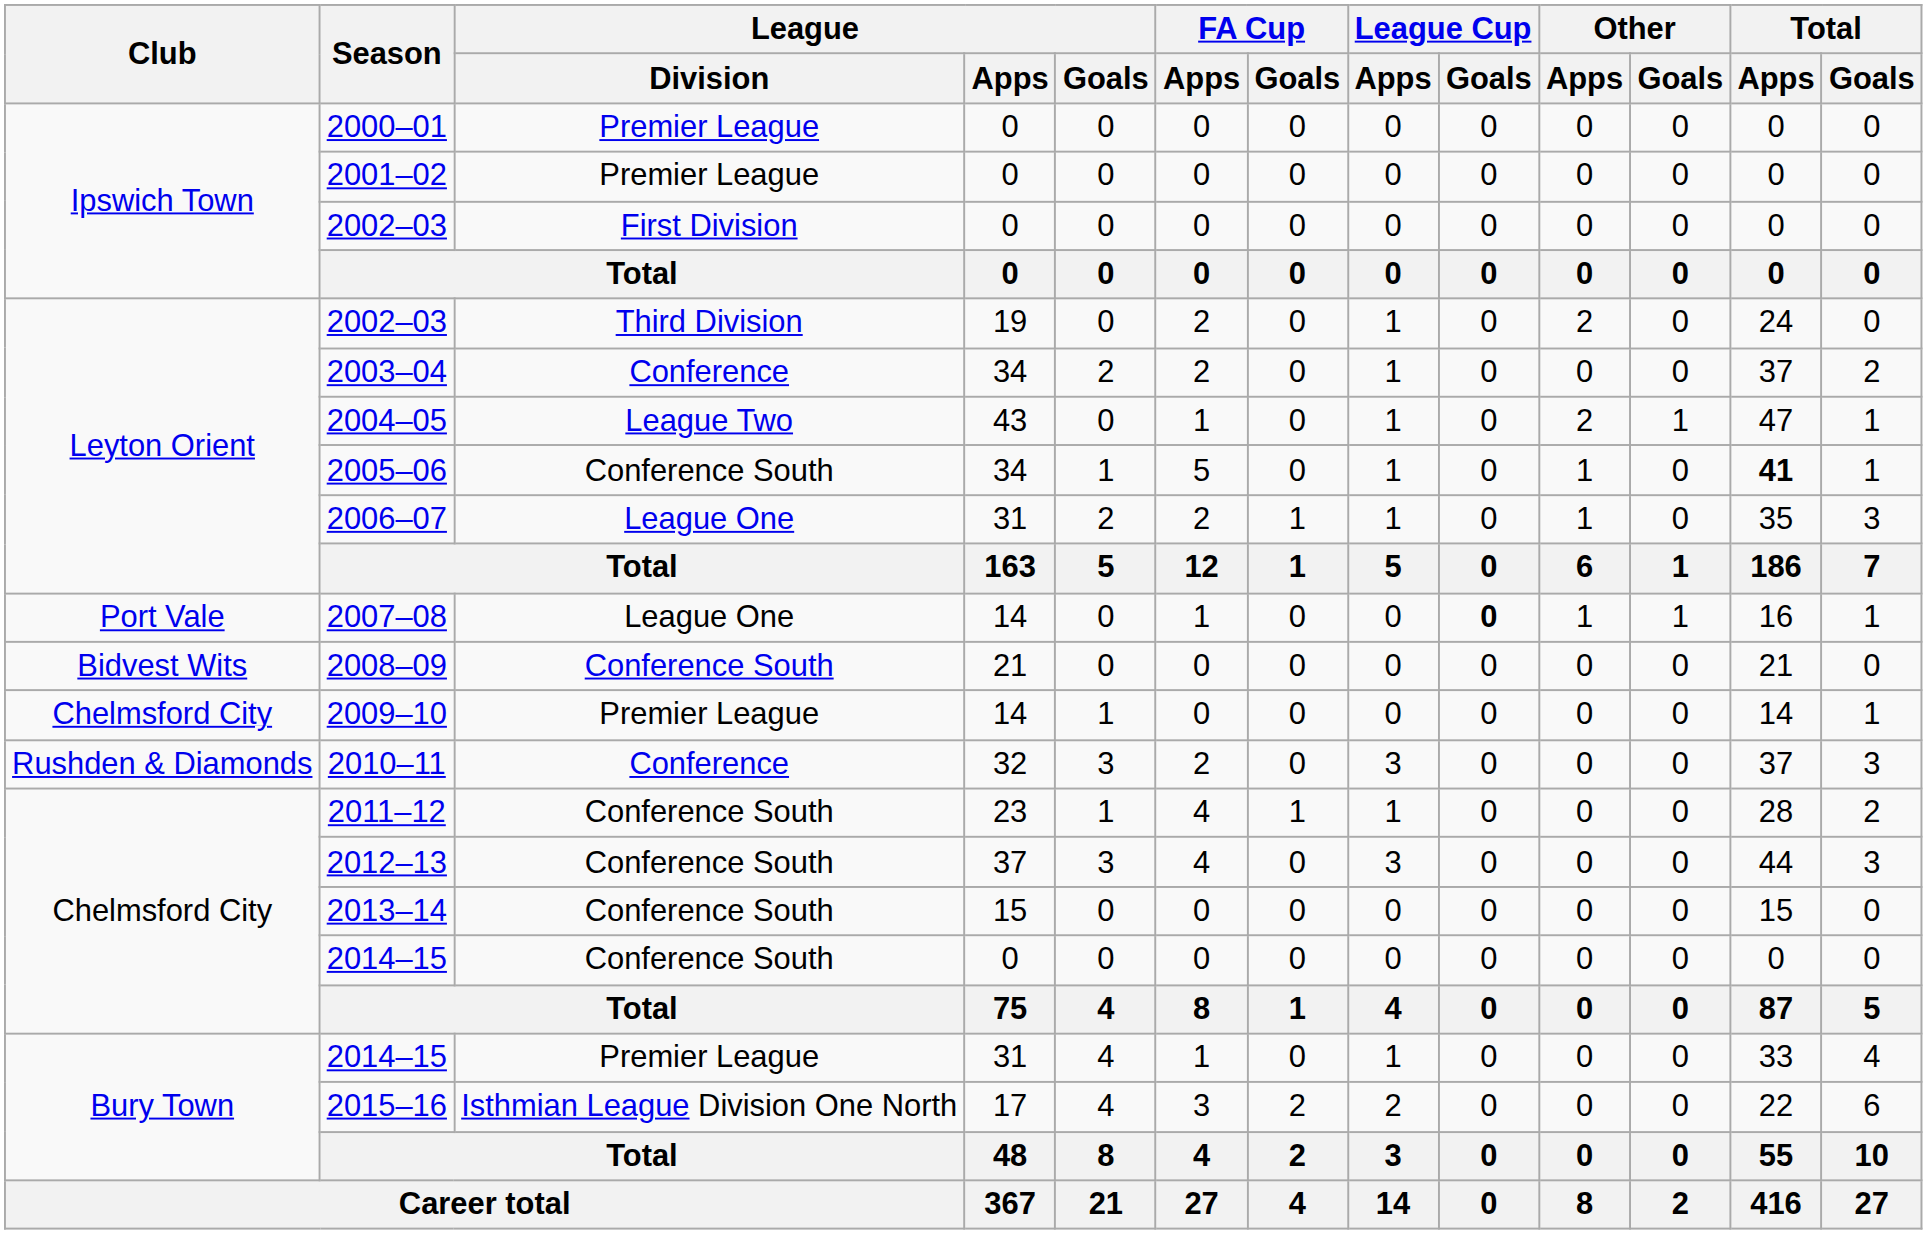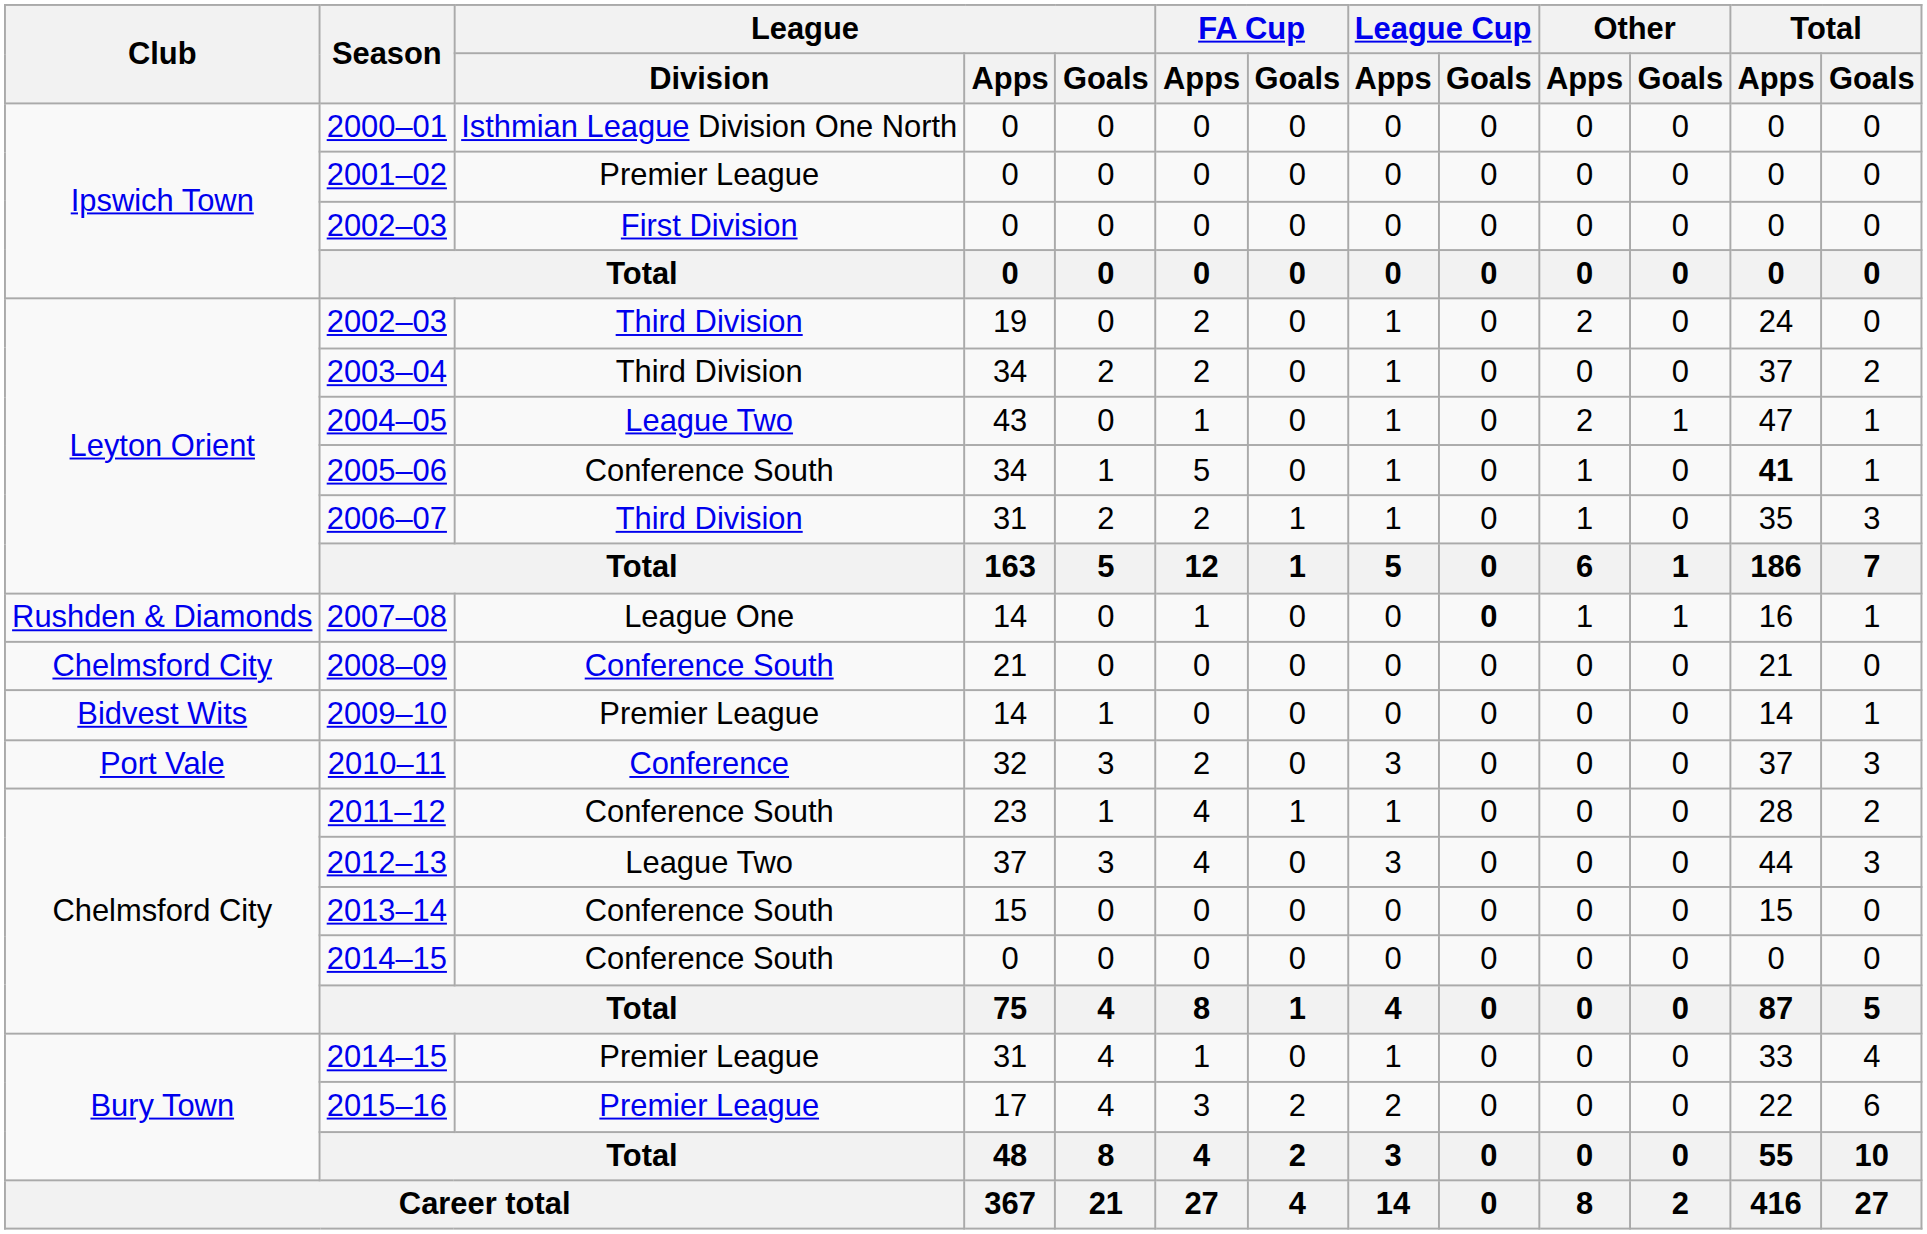(709, 126) Premier League -> (709, 126) Isthmian League Division One North
(709, 371) Conference -> (709, 371) Third Division
(709, 518) League One -> (709, 518) Third Division
(162, 616) Port Vale -> (162, 616) Rushden & Diamonds
(162, 665) Bidvest Wits -> (162, 665) Chelmsford City
(162, 714) Chelmsford City -> (162, 714) Bidvest Wits
(162, 763) Rushden & Diamonds -> (162, 763) Port Vale
(709, 861) Conference South -> (709, 861) League Two
(709, 1106) Isthmian League Division One North -> (709, 1106) Premier League
